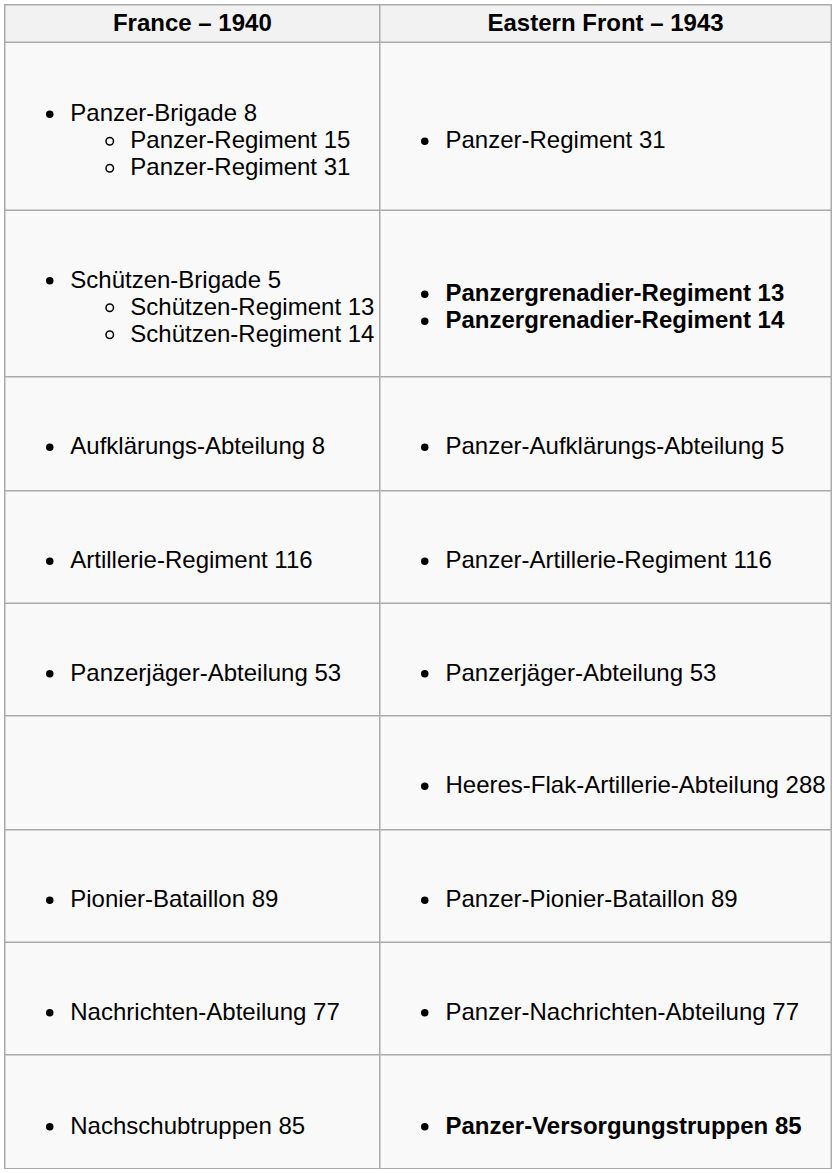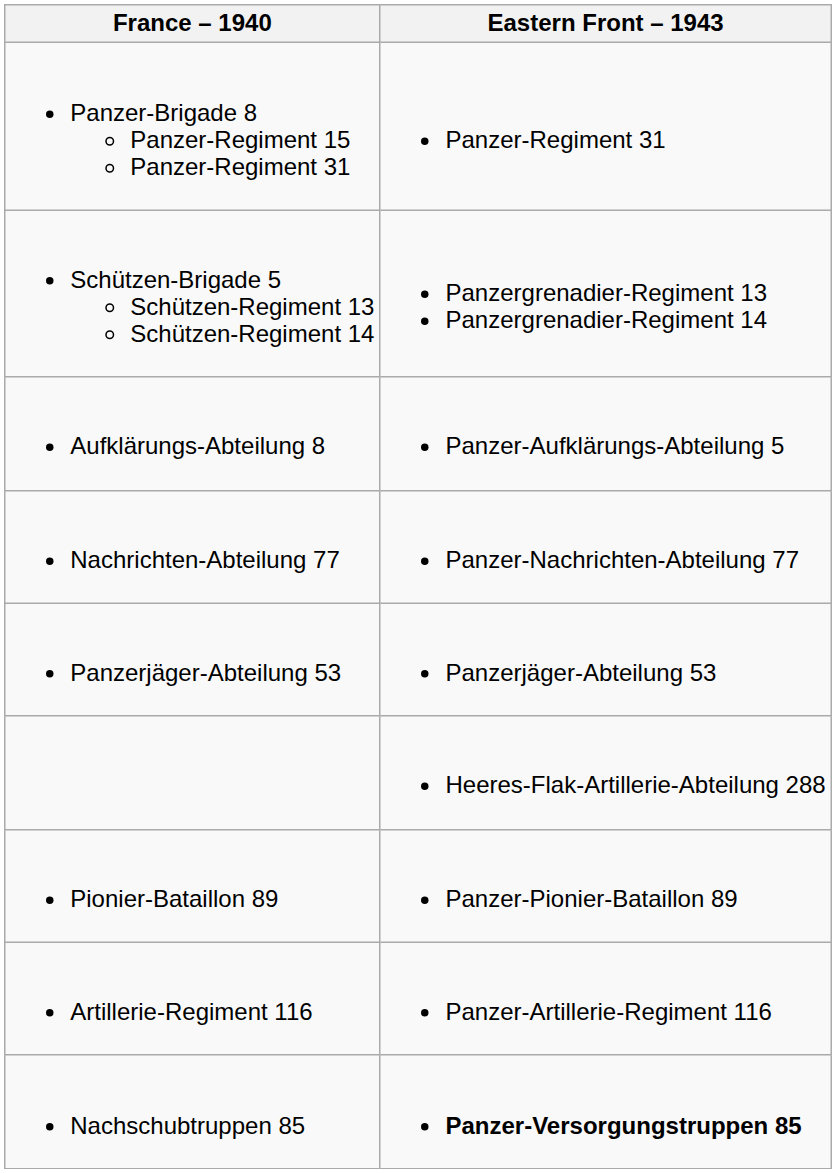(606, 307) bold -> (606, 307) normal
rows swapped: (192, 560) <-> (192, 1012)
